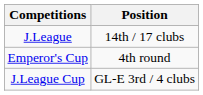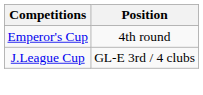- row: (48, 36)
